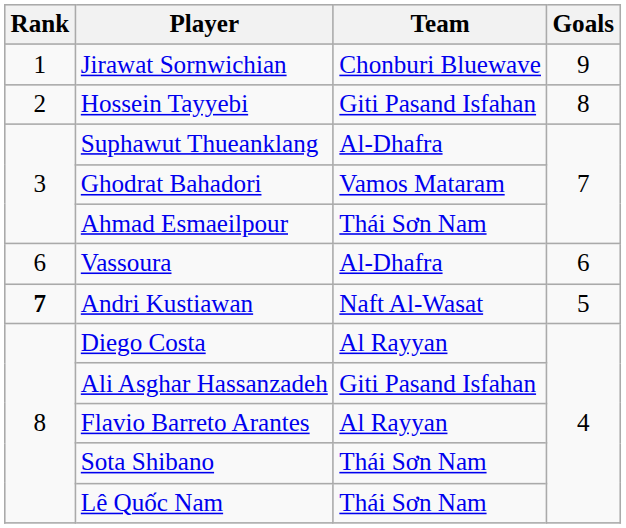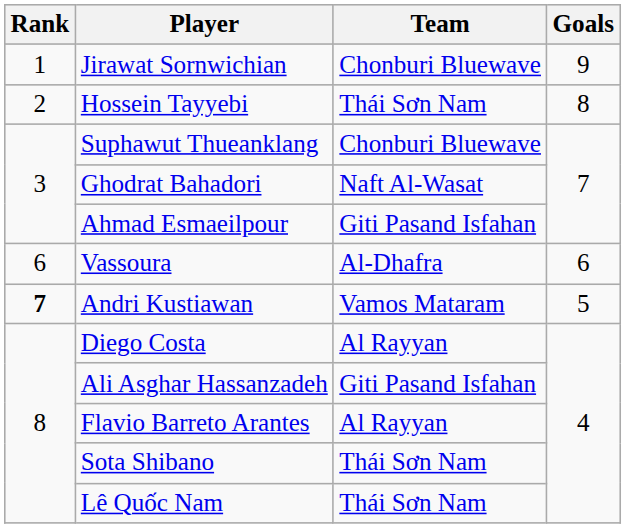(438, 104) Giti Pasand Isfahan -> (413, 104) Thái Sơn Nam
(391, 143) Al-Dhafra -> (440, 143) Chonburi Bluewave
(422, 183) Vamos Mataram -> (411, 183) Naft Al-Wasat
(413, 223) Thái Sơn Nam -> (438, 223) Giti Pasand Isfahan
(411, 303) Naft Al-Wasat -> (422, 303) Vamos Mataram
